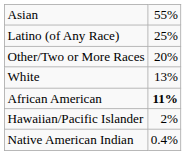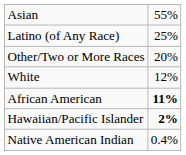(166, 77) 13% -> (166, 77) 12%
(169, 119) normal -> (168, 119) bold
